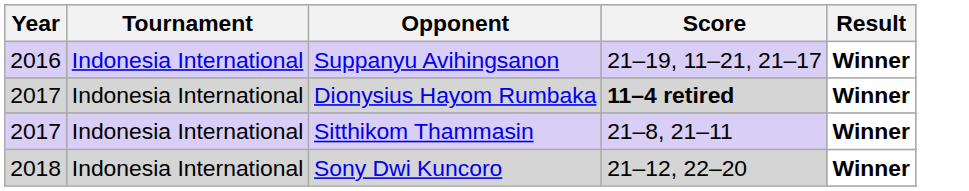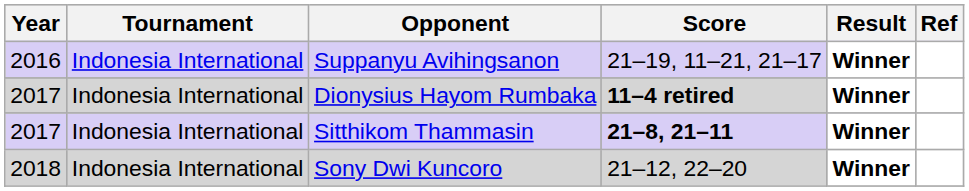+ column: (939, 23)
(670, 132) normal -> (670, 132) bold
